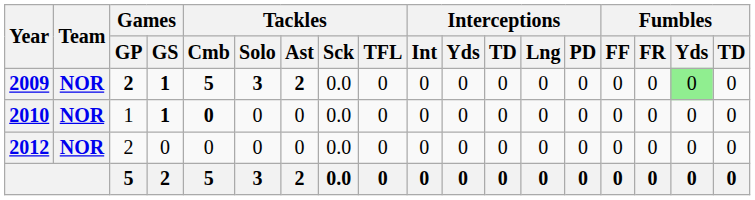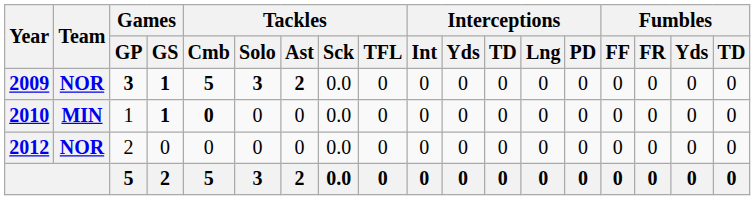(129, 83) 2 -> (129, 83) 3
(692, 83) lightgreen background -> (692, 83) no background
(82, 115) NOR -> (82, 115) MIN
